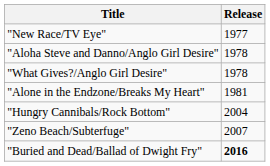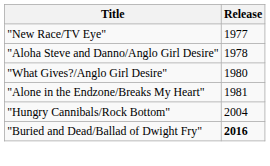(236, 73) 1978 -> (236, 73) 1980
- row: (68, 131)
